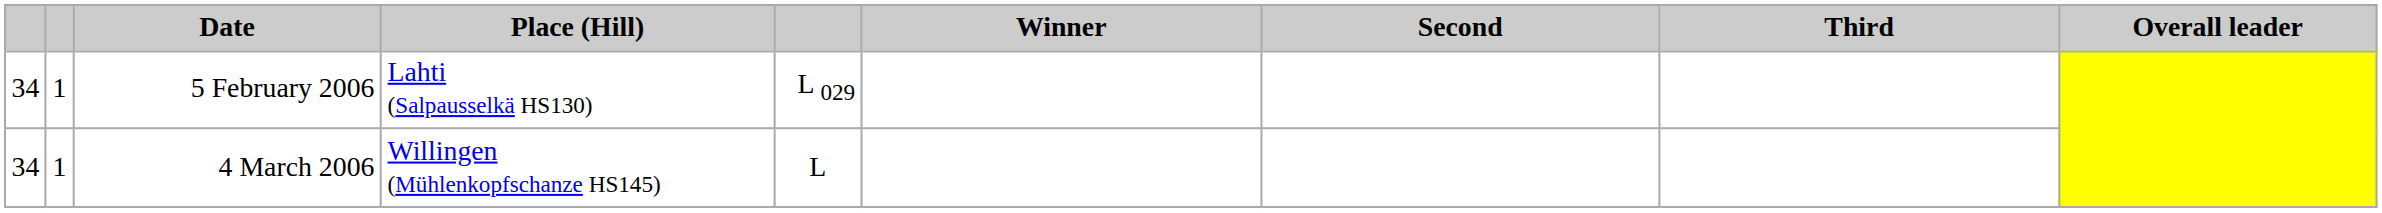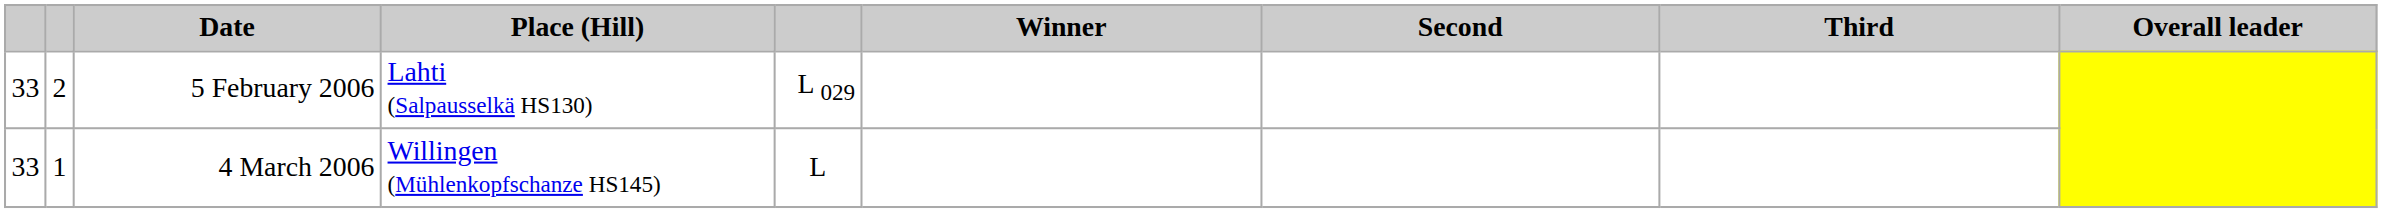(25, 88) 34 -> (25, 88) 33
(59, 88) 1 -> (59, 88) 2
(25, 166) 34 -> (25, 166) 33
